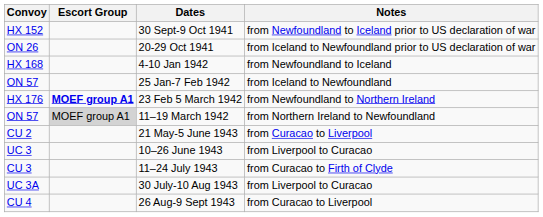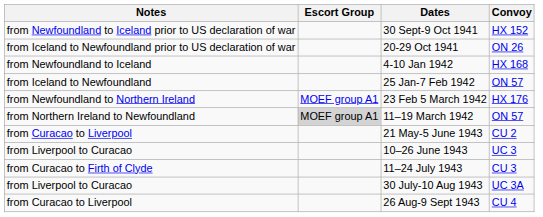columns swapped: (27, 13) <-> (391, 13)
(93, 99) bold -> (339, 99) normal
